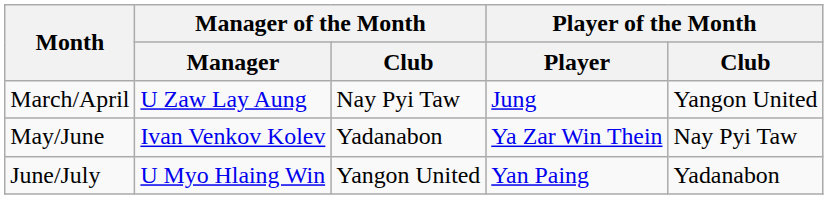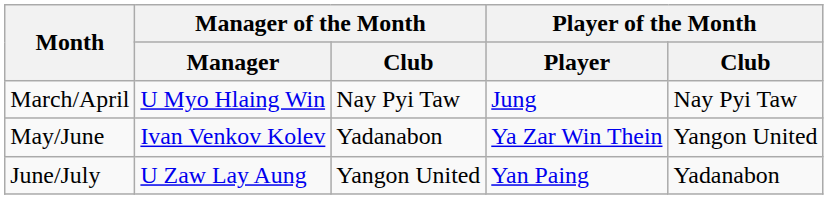(223, 99) U Zaw Lay Aung -> (233, 99) U Myo Hlaing Win
(745, 99) Yangon United -> (735, 99) Nay Pyi Taw
(735, 136) Nay Pyi Taw -> (745, 136) Yangon United
(233, 174) U Myo Hlaing Win -> (223, 174) U Zaw Lay Aung
